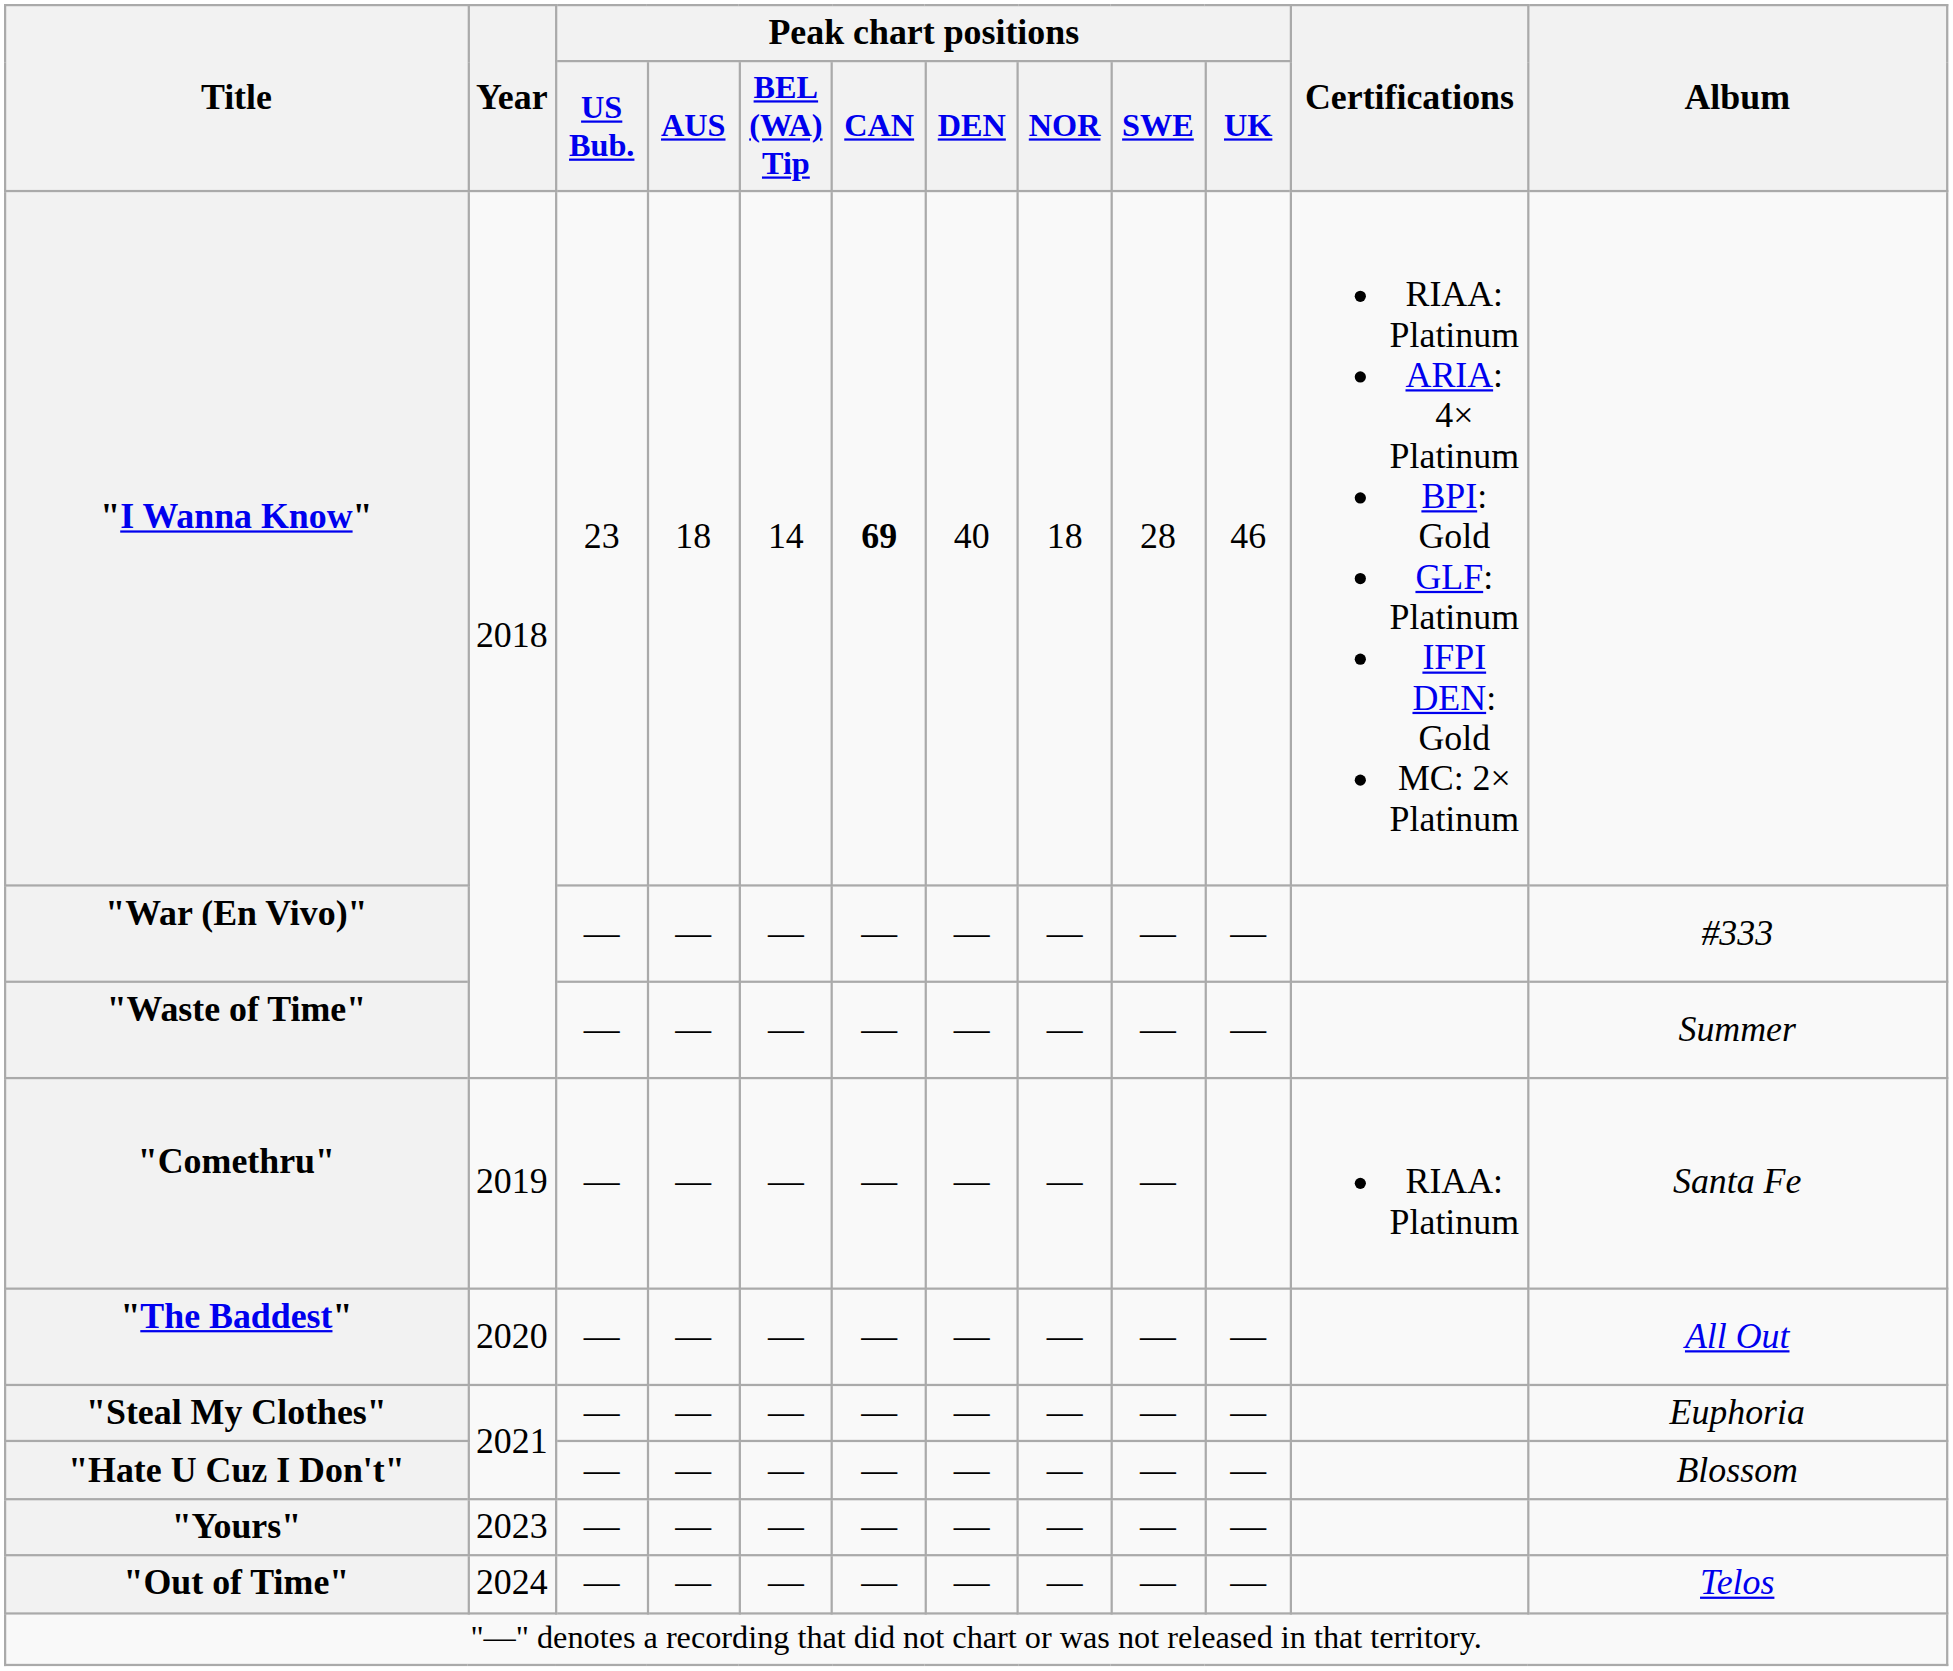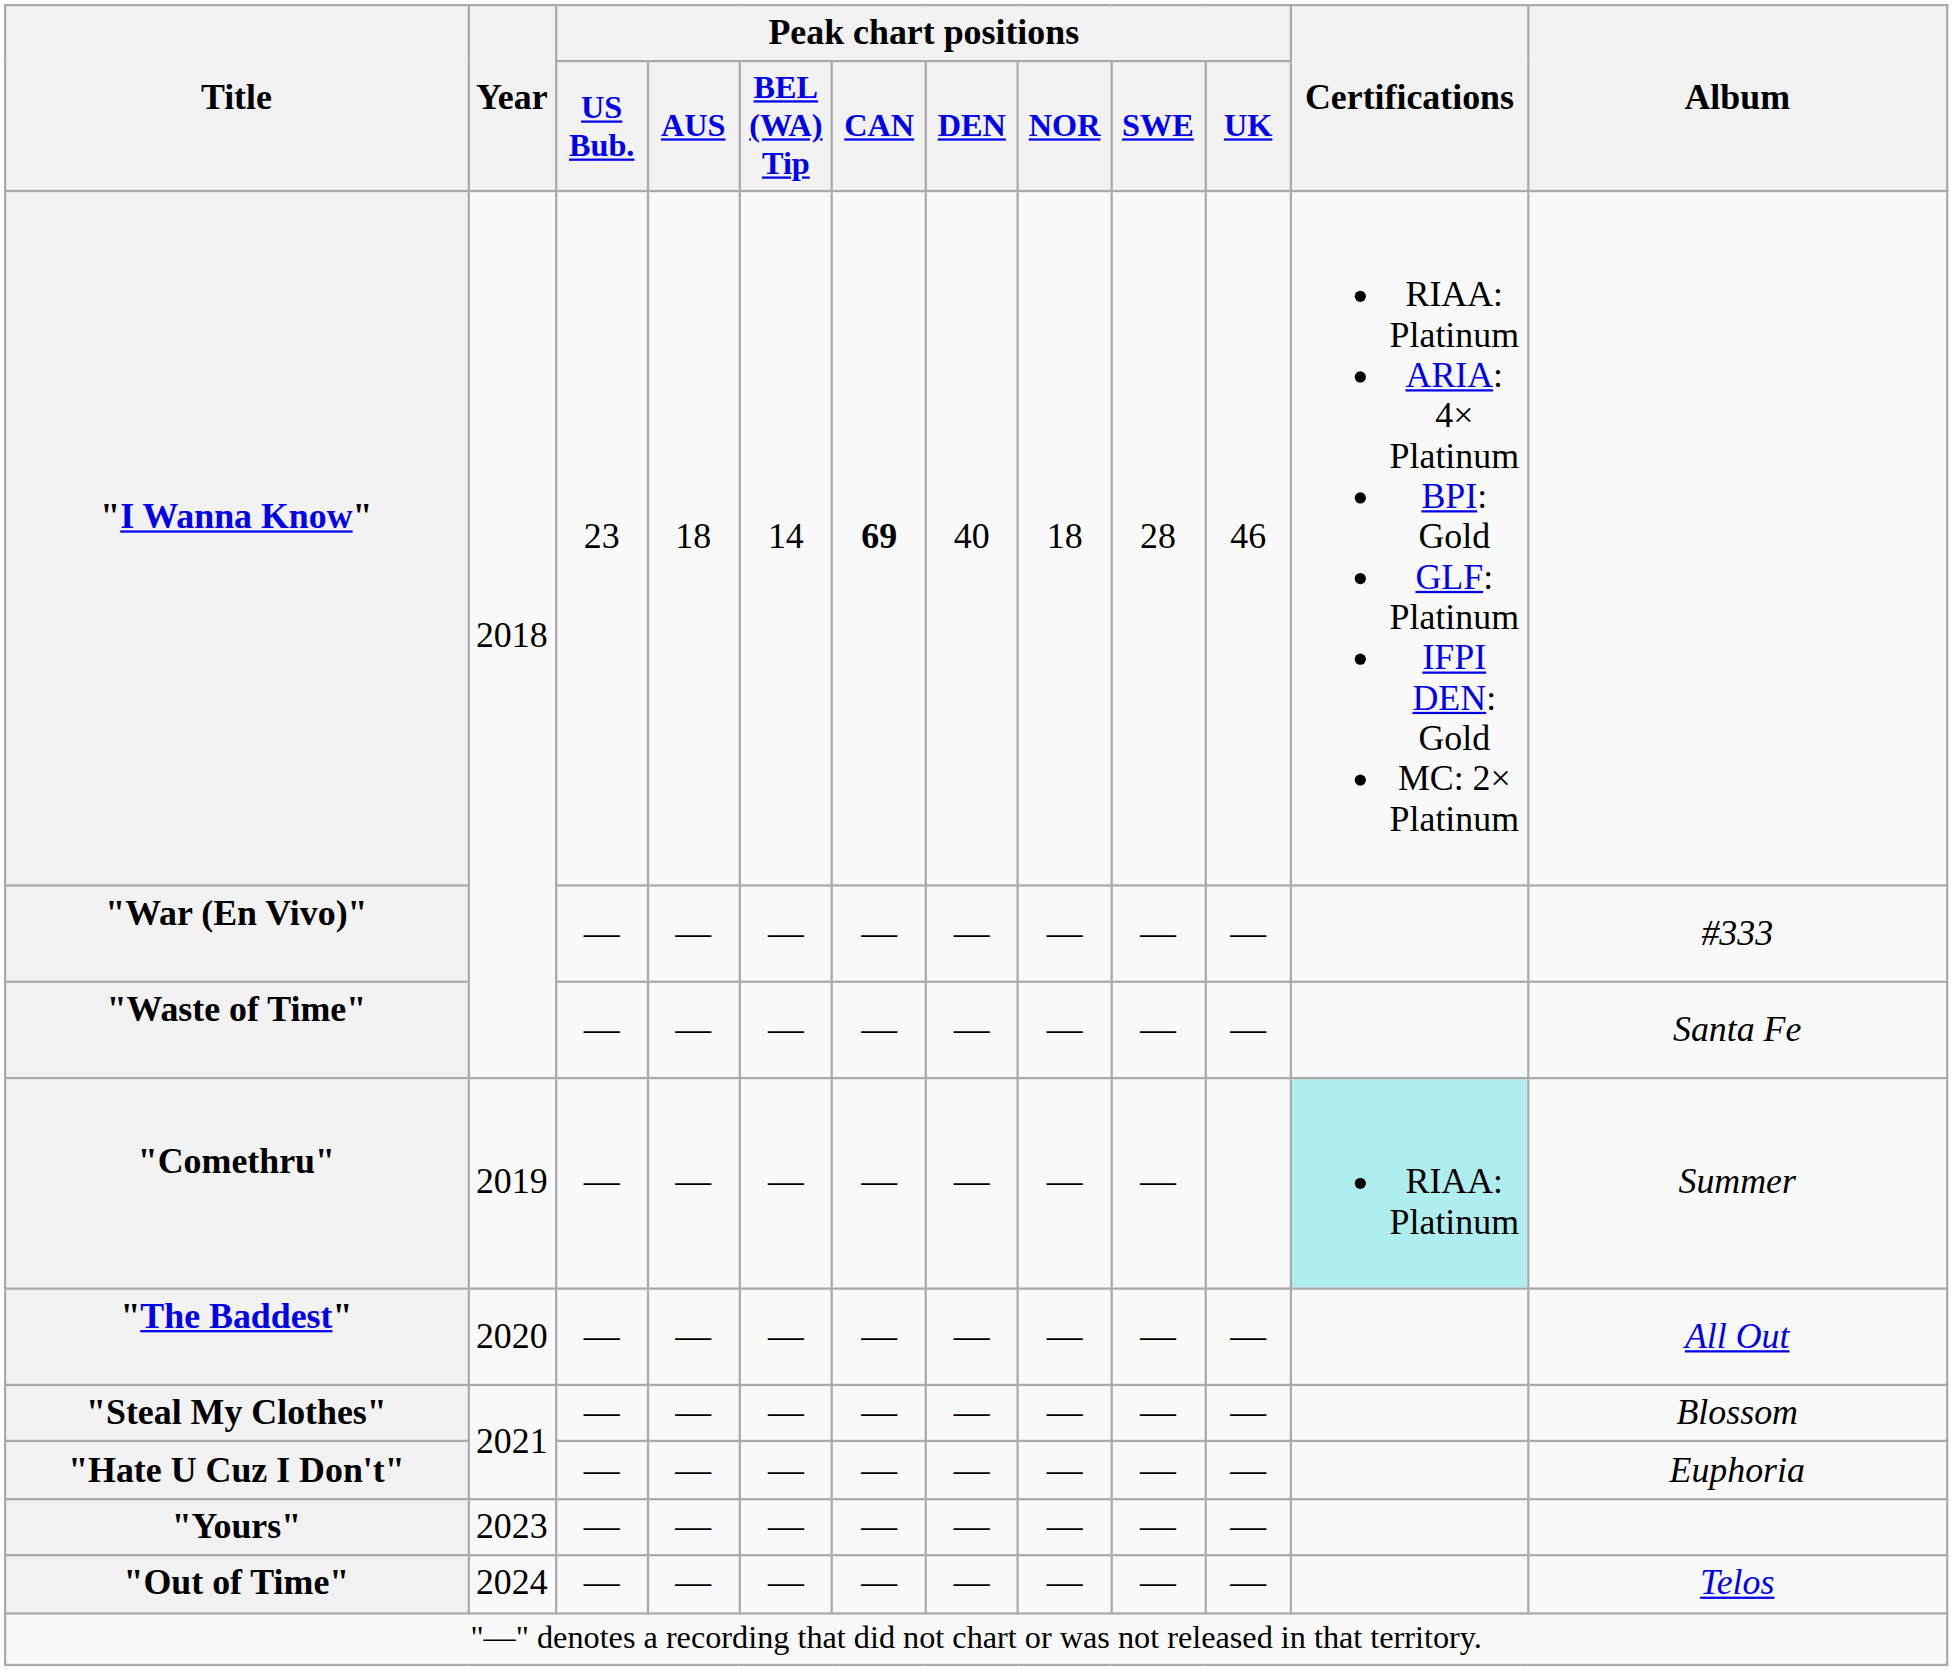(1737, 1029) Summer -> (1737, 1029) Santa Fe
(1409, 1203) no background -> (1409, 1203) paleturquoise background
(1737, 1182) Santa Fe -> (1737, 1182) Summer
(1737, 1412) Euphoria -> (1737, 1412) Blossom
(1737, 1469) Blossom -> (1737, 1469) Euphoria
